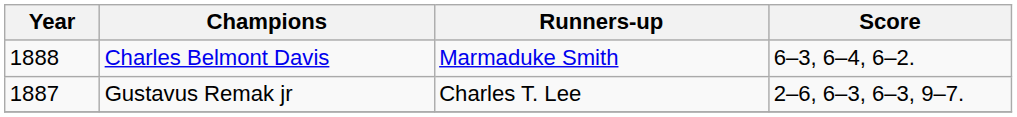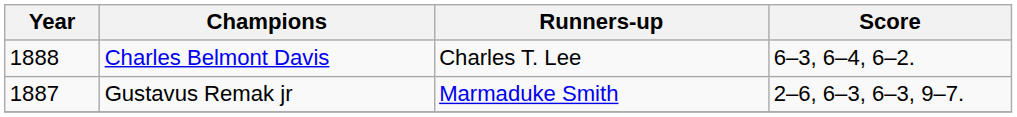(529, 57) Marmaduke Smith -> (510, 57) Charles T. Lee
(510, 93) Charles T. Lee -> (529, 93) Marmaduke Smith
